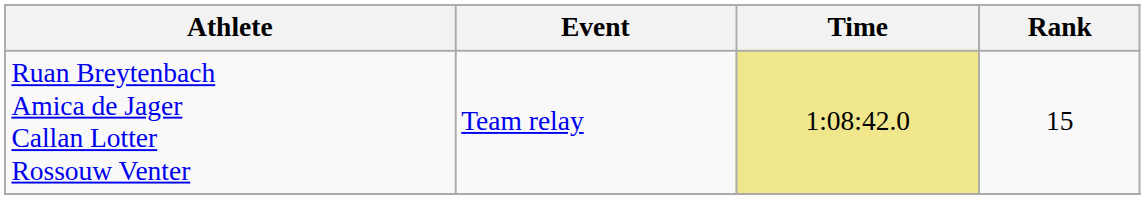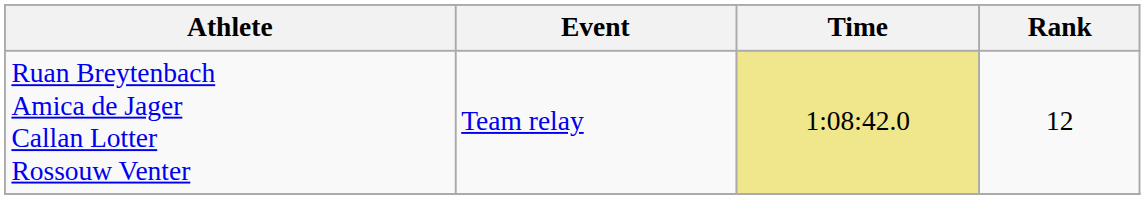(1060, 121) 15 -> (1060, 121) 12
